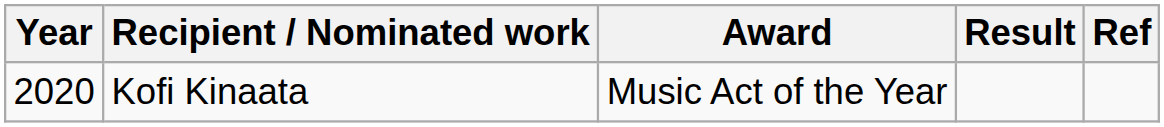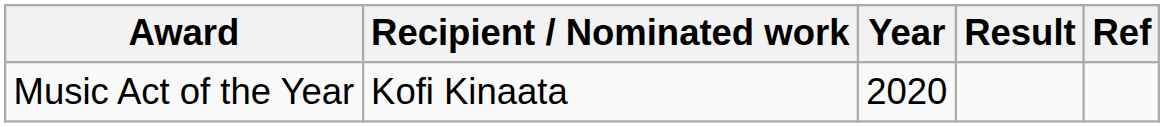columns swapped: (54, 33) <-> (777, 33)
